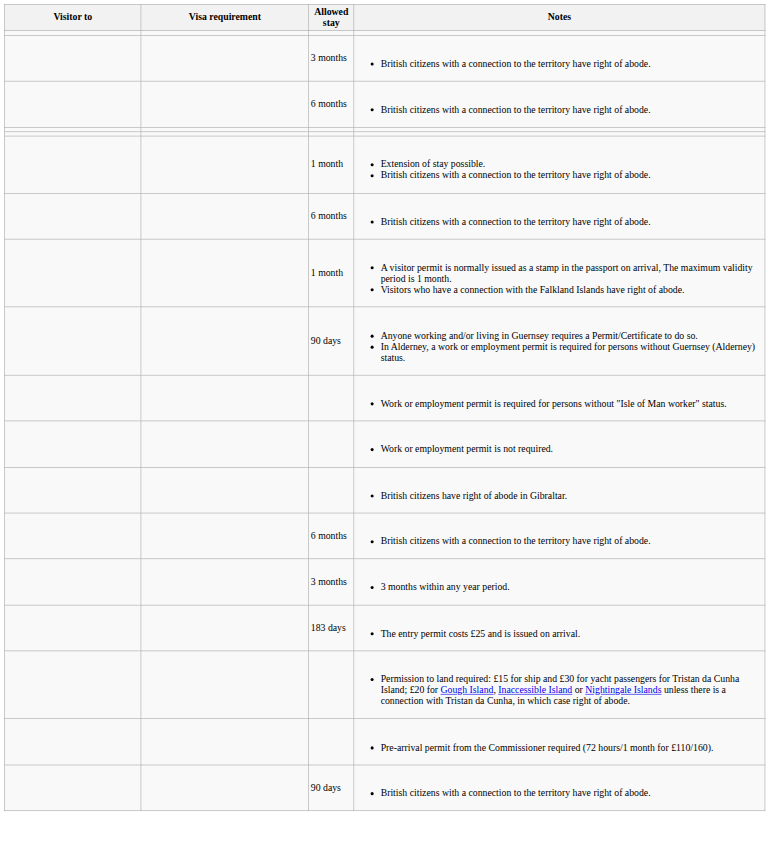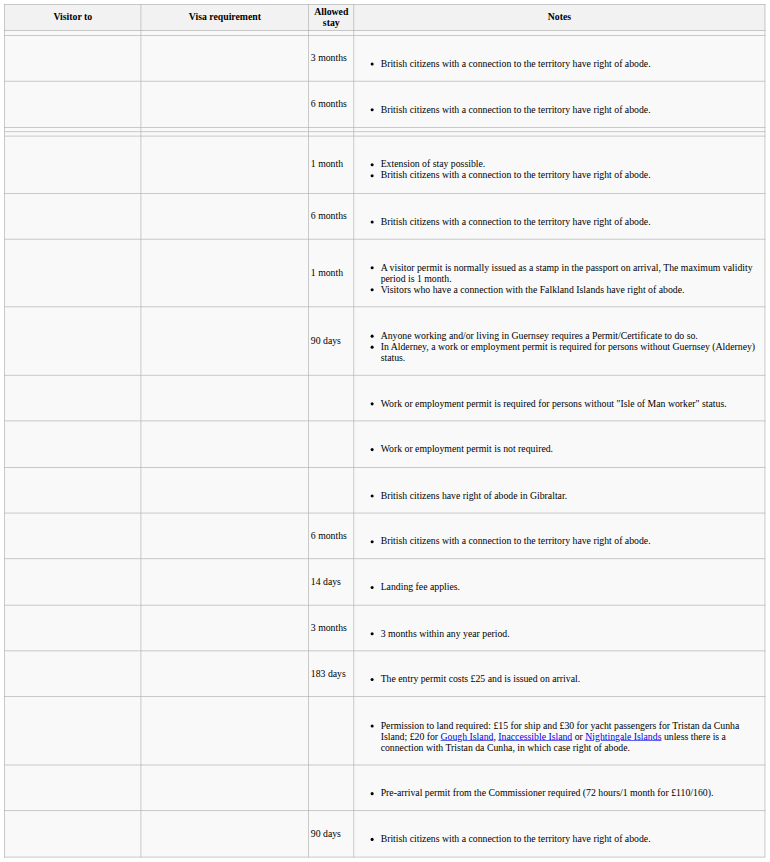+ row: (326, 582)
